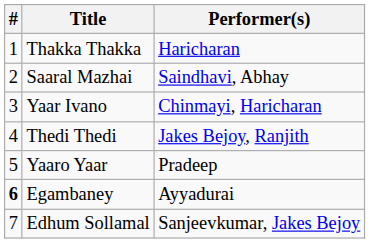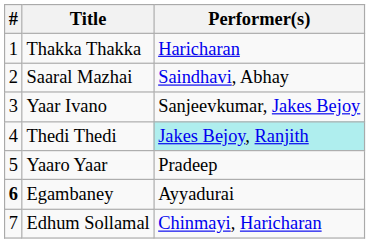(240, 106) Chinmayi, Haricharan -> (259, 106) Sanjeevkumar, Jakes Bejoy
(233, 135) no background -> (233, 135) paleturquoise background
(259, 223) Sanjeevkumar, Jakes Bejoy -> (240, 223) Chinmayi, Haricharan
